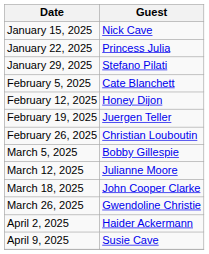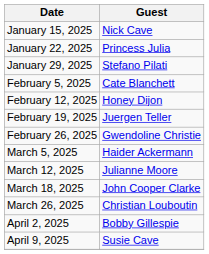(150, 135) Christian Louboutin -> (152, 135) Gwendoline Christie
(141, 153) Bobby Gillespie -> (148, 153) Haider Ackermann
(152, 205) Gwendoline Christie -> (150, 205) Christian Louboutin
(148, 223) Haider Ackermann -> (141, 223) Bobby Gillespie
